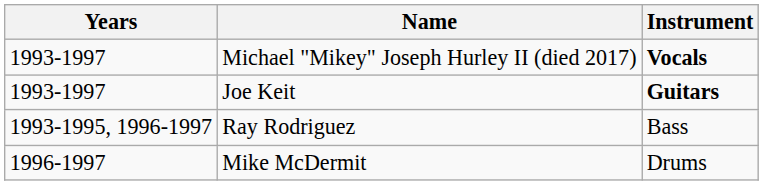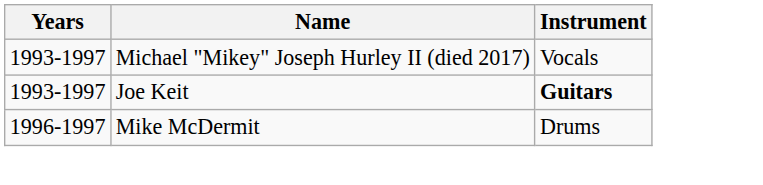(677, 57) bold -> (569, 57) normal
- row: (289, 127)
